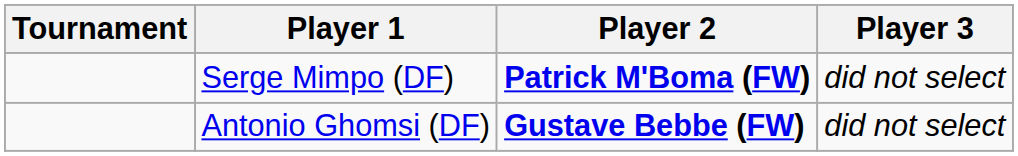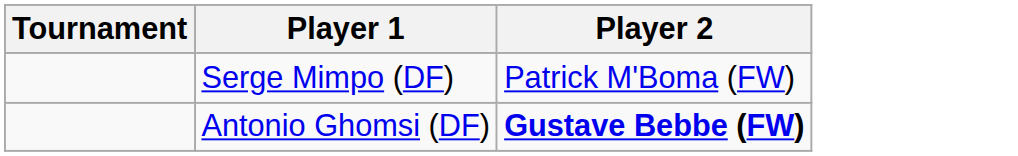- column: (915, 28)
(657, 77) bold -> (650, 77) normal
